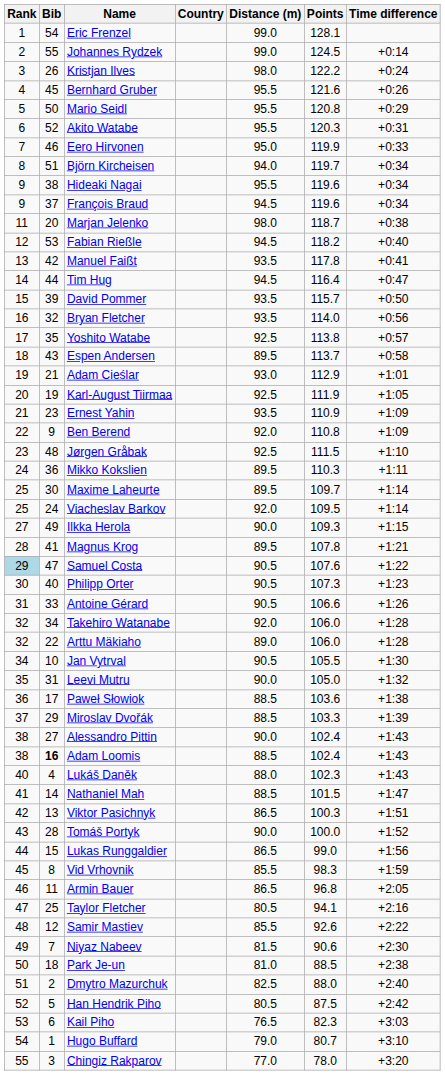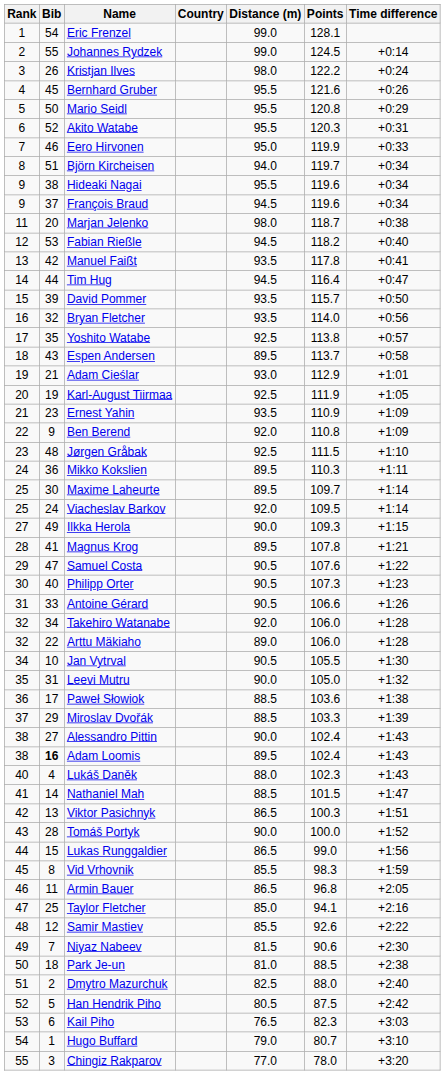(22, 565) lightblue background -> (22, 565) no background
(265, 756) 88.5 -> (265, 756) 89.5
(265, 908) 80.5 -> (265, 908) 85.0
